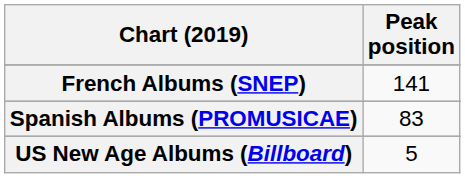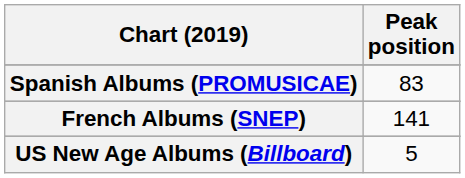rows swapped: (184, 82) <-> (184, 118)
